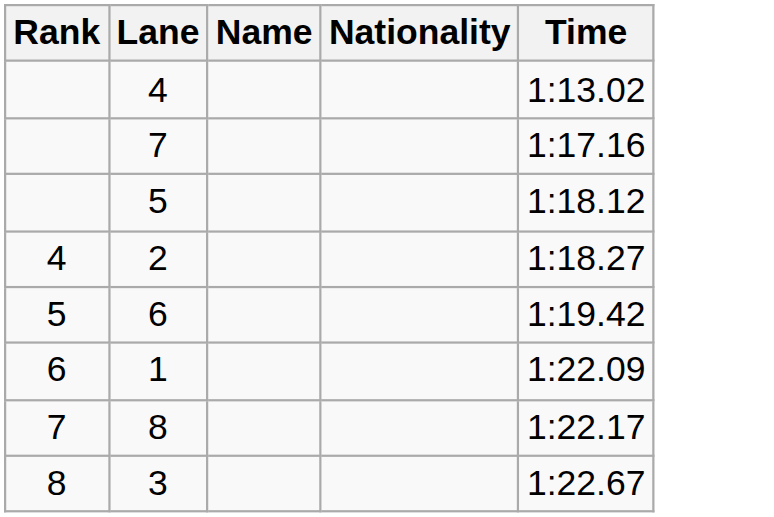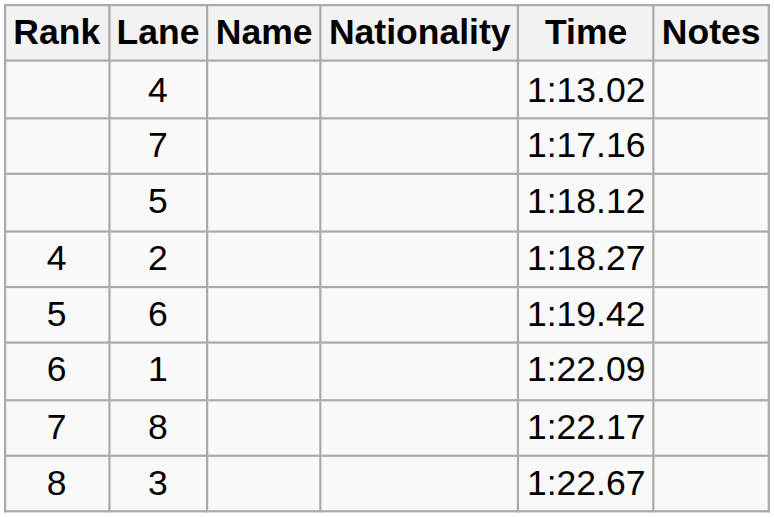+ column: (711, 32)
